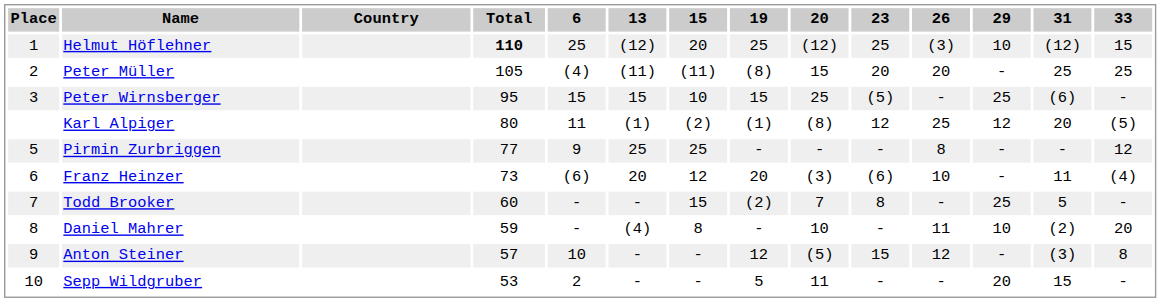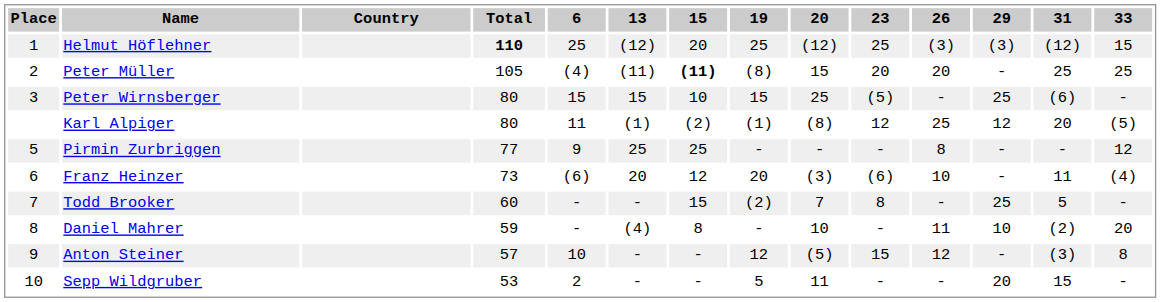(1002, 45) 10 -> (1002, 45) (3)
(698, 72) normal -> (698, 72) bold
(509, 98) 95 -> (509, 98) 80
